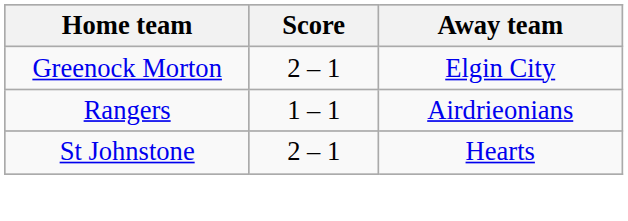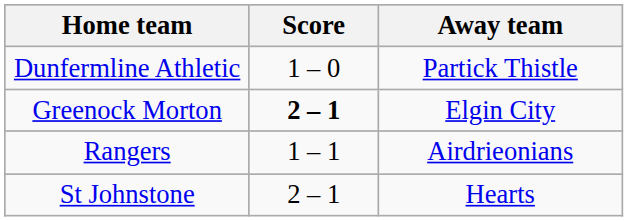+ row: (127, 67)
(314, 67) normal -> (314, 109) bold
